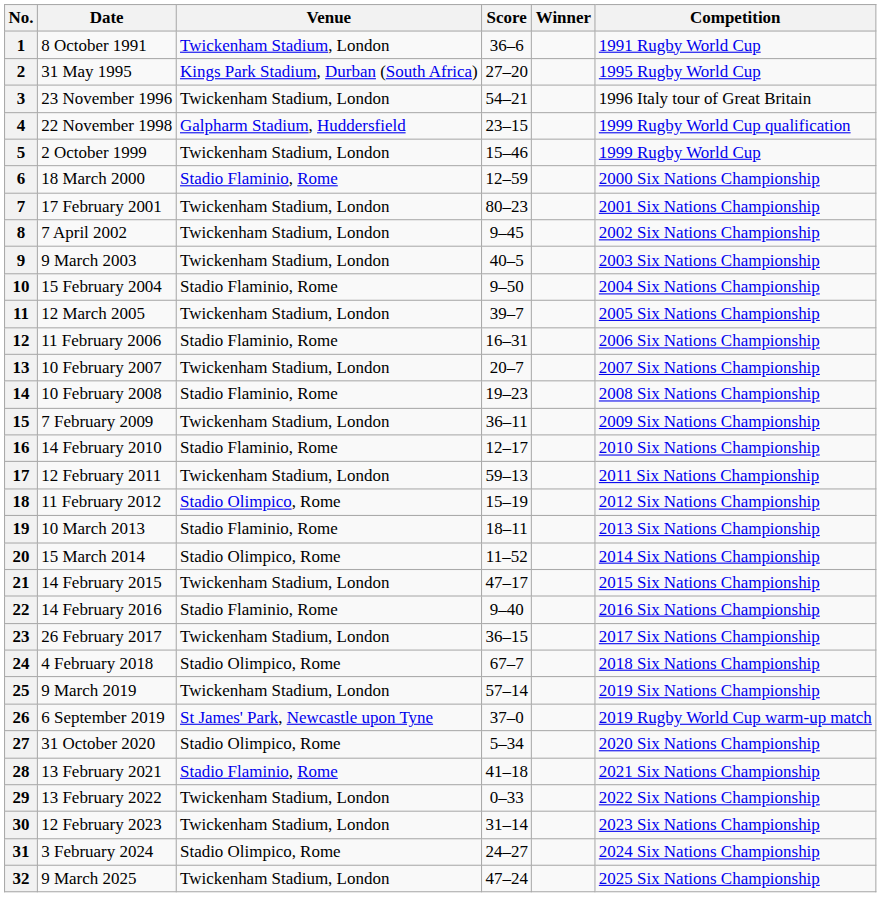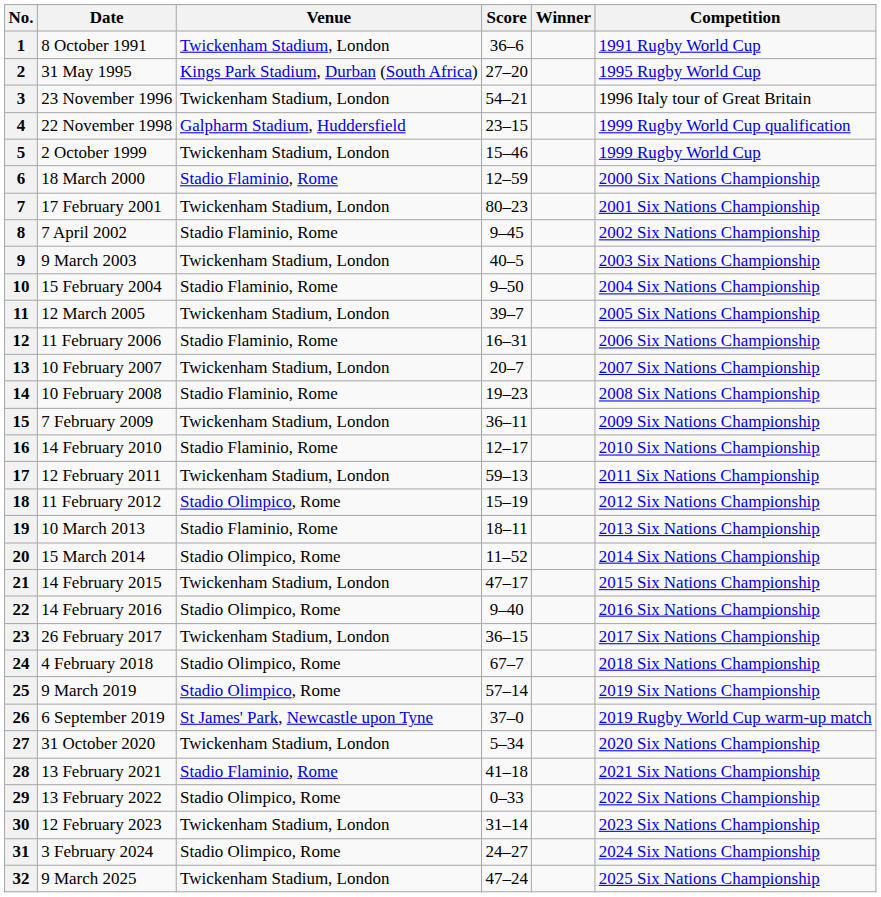(285, 233) Twickenham Stadium, London -> (259, 233) Stadio Flaminio, Rome
(259, 609) Stadio Flaminio, Rome -> (260, 609) Stadio Olimpico, Rome
(285, 690) Twickenham Stadium, London -> (260, 690) Stadio Olimpico, Rome
(260, 744) Stadio Olimpico, Rome -> (285, 744) Twickenham Stadium, London
(285, 797) Twickenham Stadium, London -> (260, 797) Stadio Olimpico, Rome
